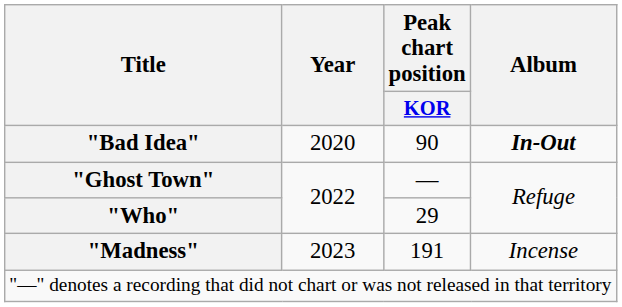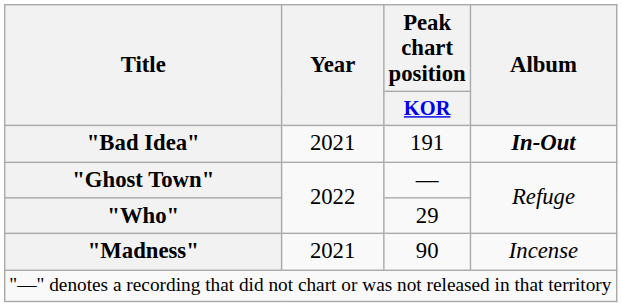(333, 143) 2020 -> (333, 143) 2021
(427, 143) 90 -> (427, 143) 191
(333, 251) 2023 -> (333, 251) 2021
(427, 251) 191 -> (427, 251) 90
